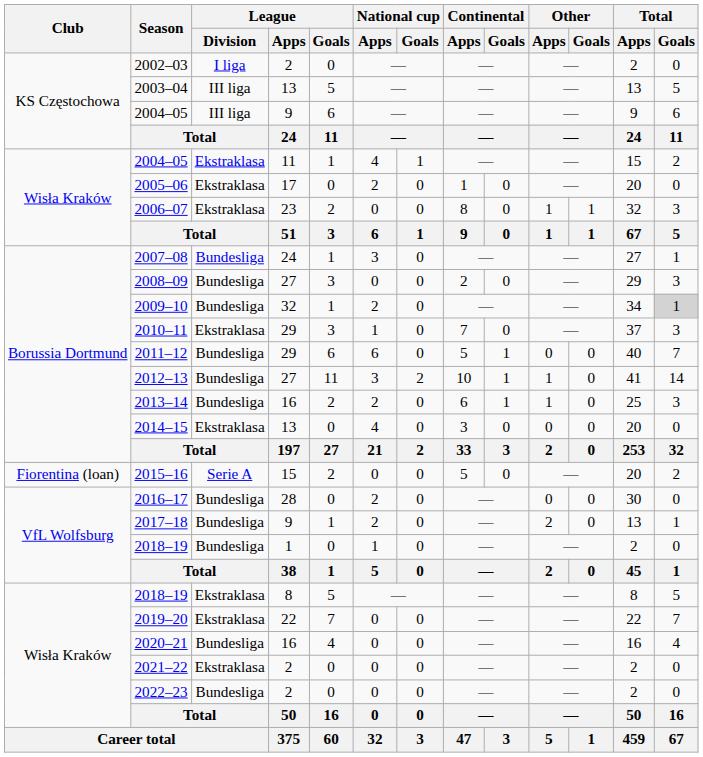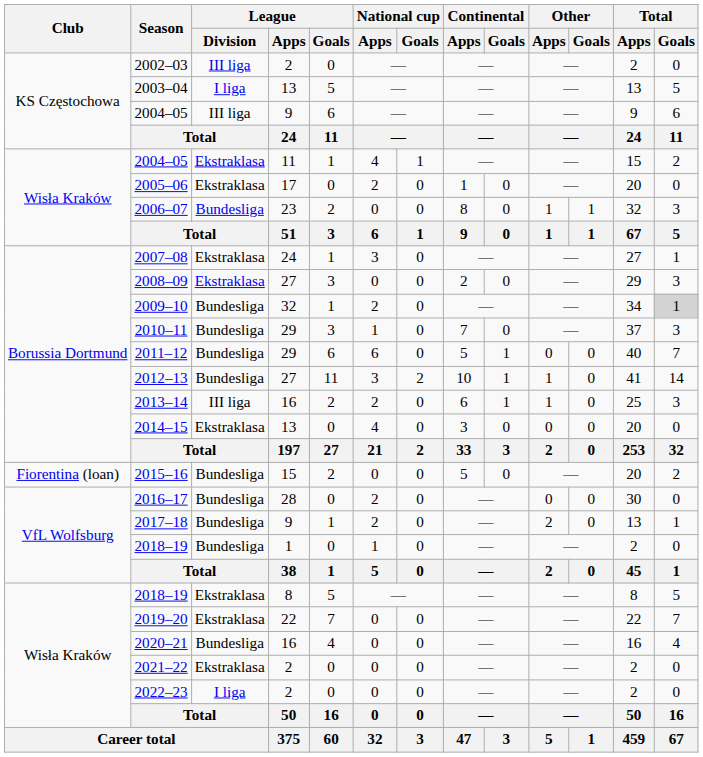(230, 64) I liga -> (230, 64) III liga
(230, 88) III liga -> (230, 88) I liga
(230, 209) Ekstraklasa -> (230, 209) Bundesliga
(230, 257) Bundesliga -> (230, 257) Ekstraklasa
(230, 281) Bundesliga -> (230, 281) Ekstraklasa
(230, 329) Ekstraklasa -> (230, 329) Bundesliga
(230, 402) Bundesliga -> (230, 402) III liga
(230, 474) Serie A -> (230, 474) Bundesliga
(230, 691) Bundesliga -> (230, 691) I liga
